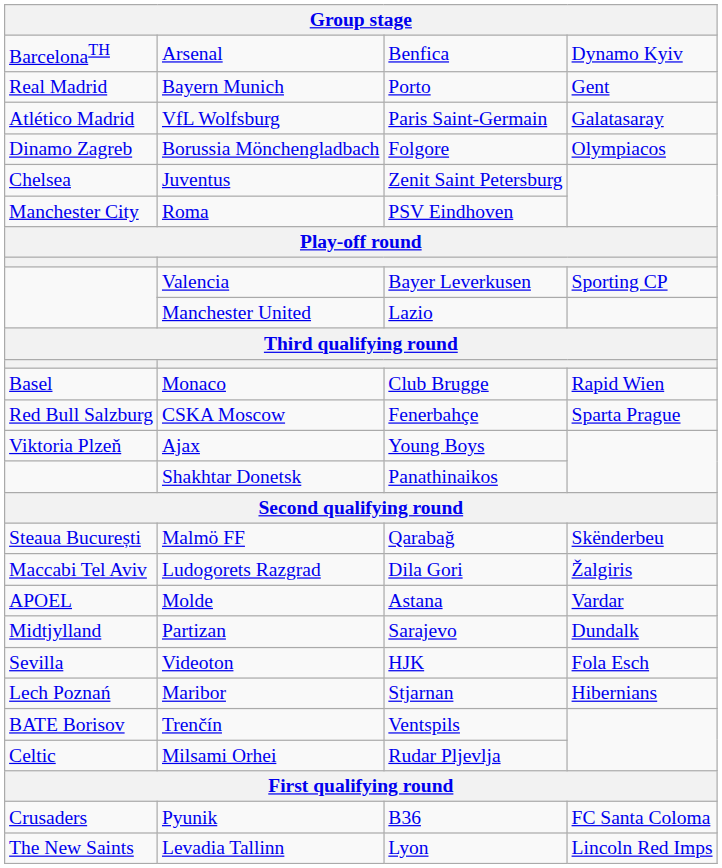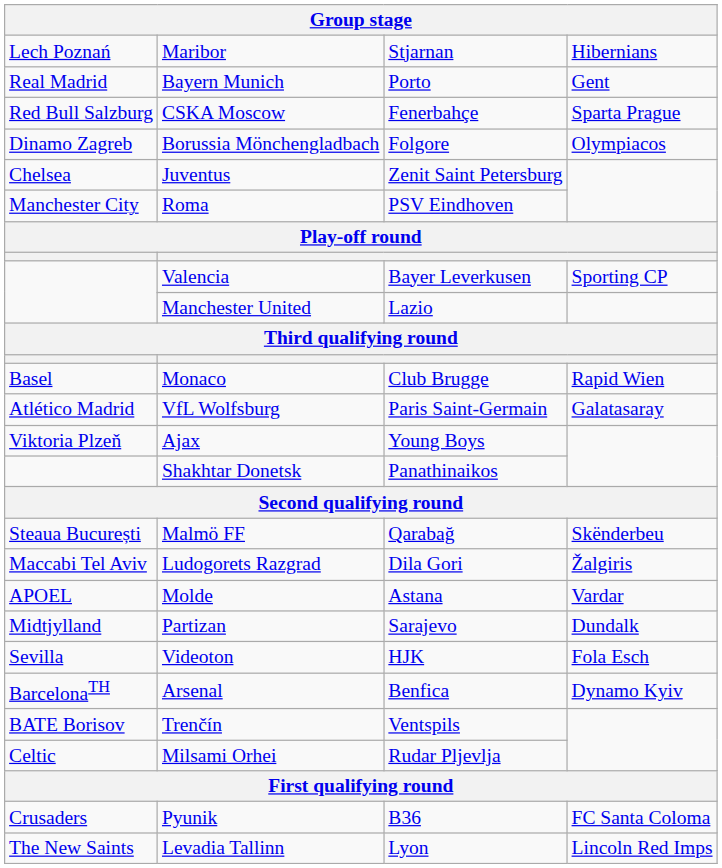rows swapped: (192, 53) <-> (194, 693)
rows swapped: (221, 118) <-> (224, 414)
